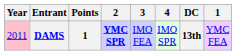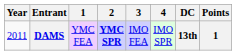columns swapped: (218, 12) <-> (85, 12)
(17, 35) pink background -> (17, 35) no background
